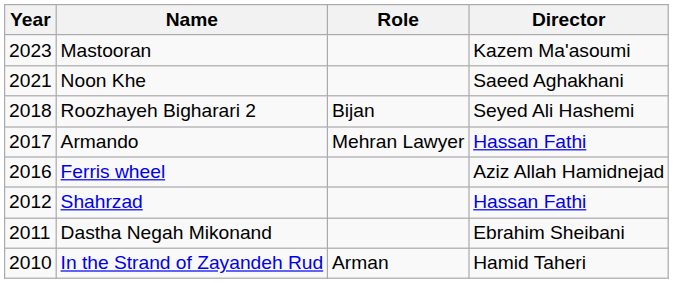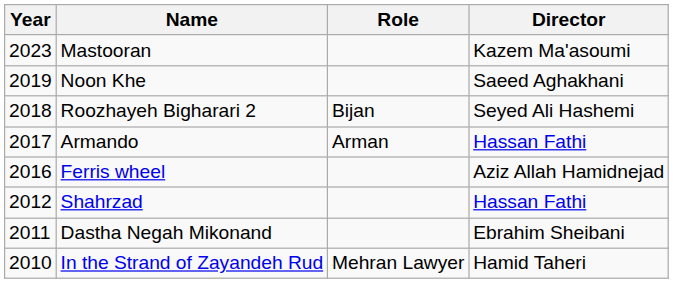(30, 80) 2021 -> (30, 80) 2019
(398, 141) Mehran Lawyer -> (360, 141) Arman
(360, 263) Arman -> (398, 263) Mehran Lawyer
